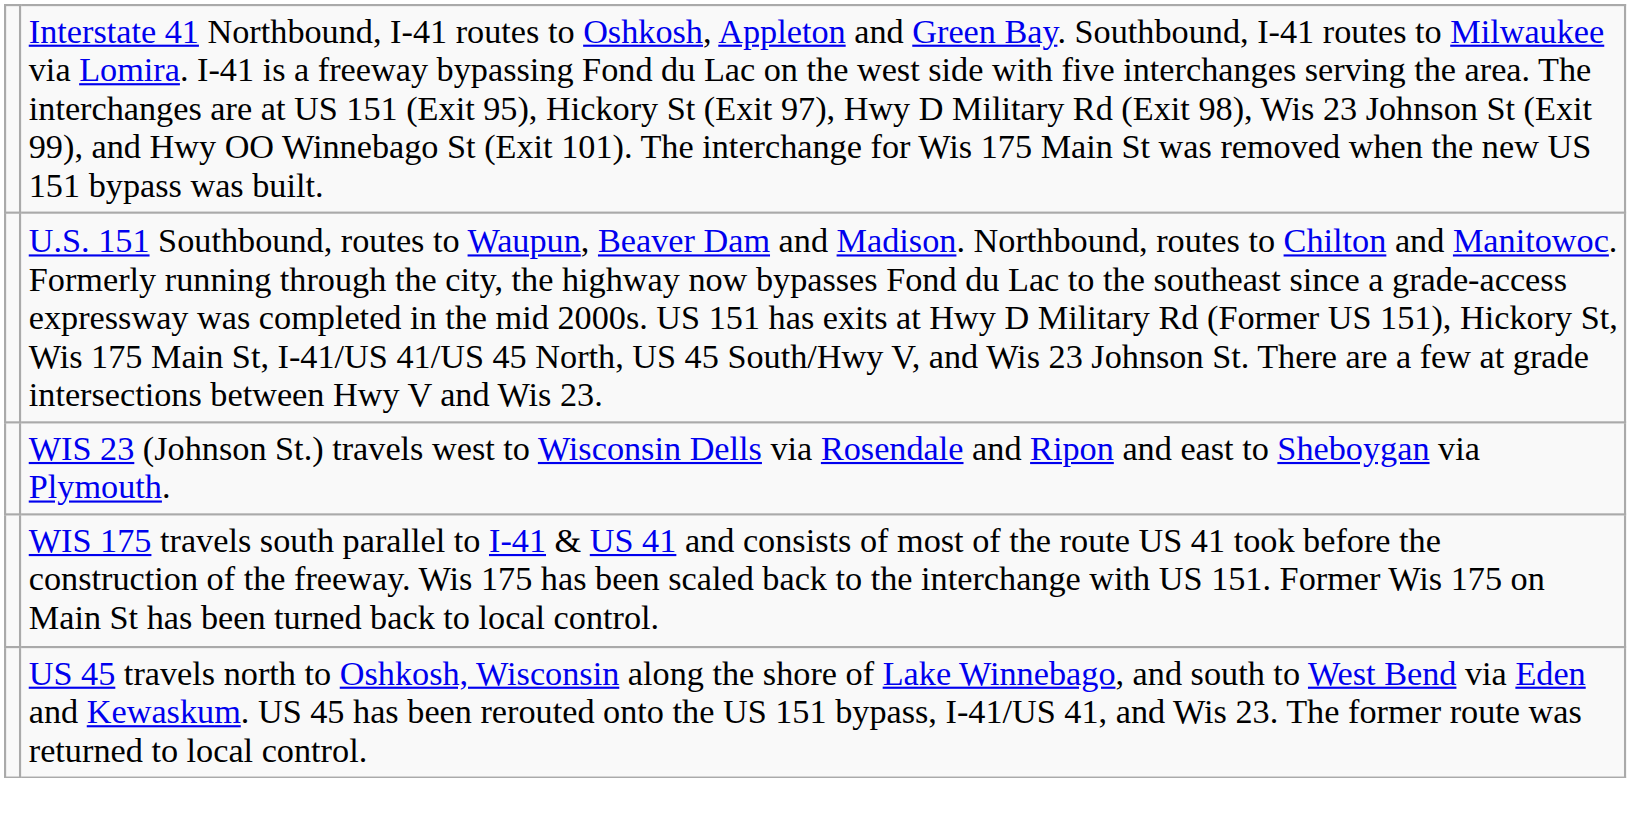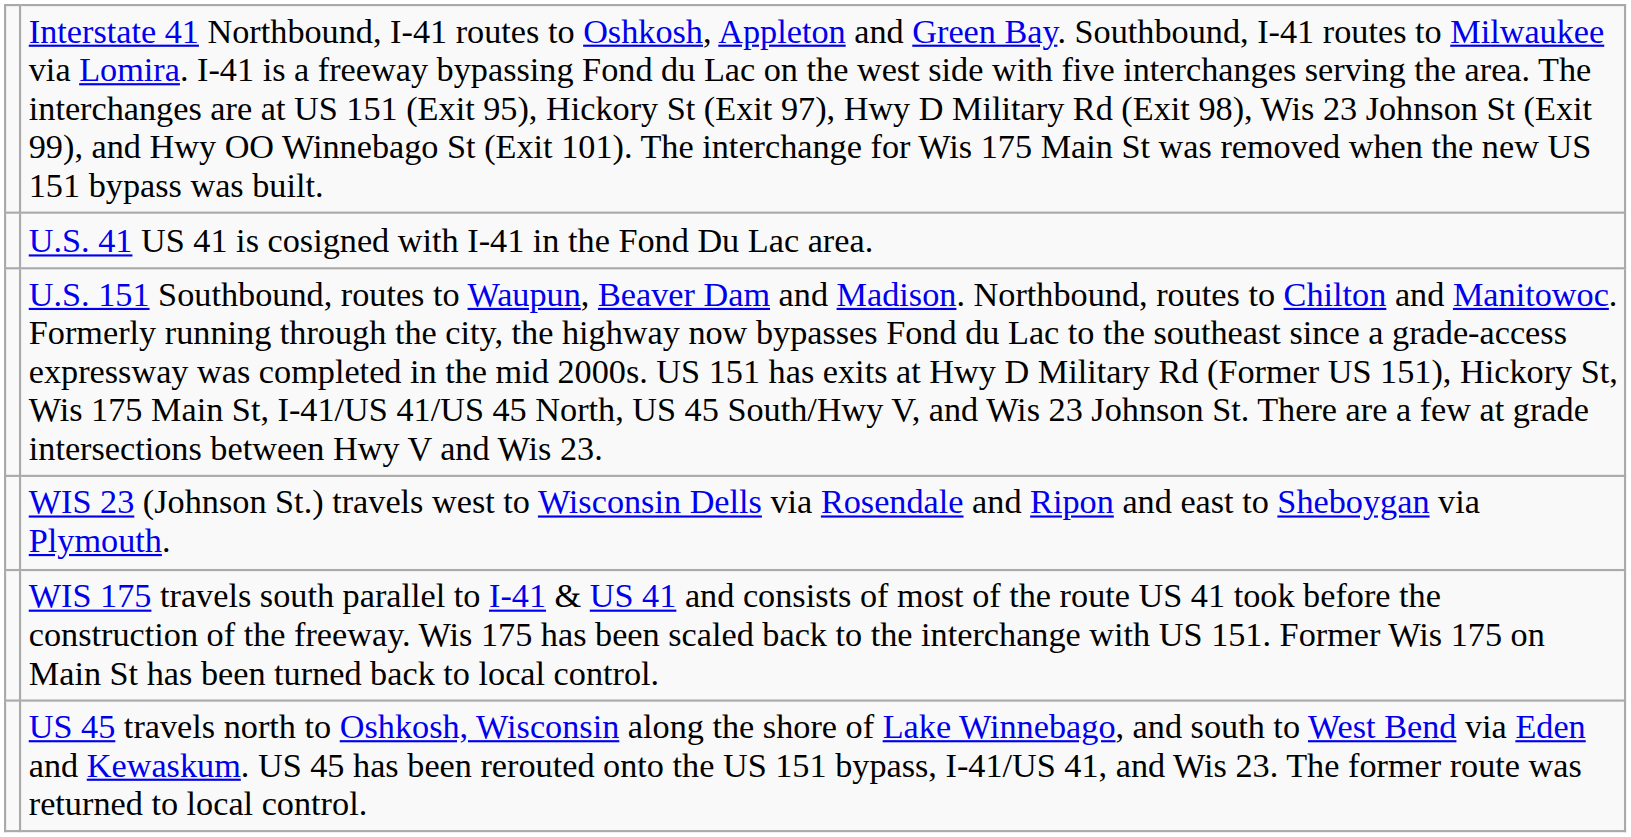+ row: (451, 240)
